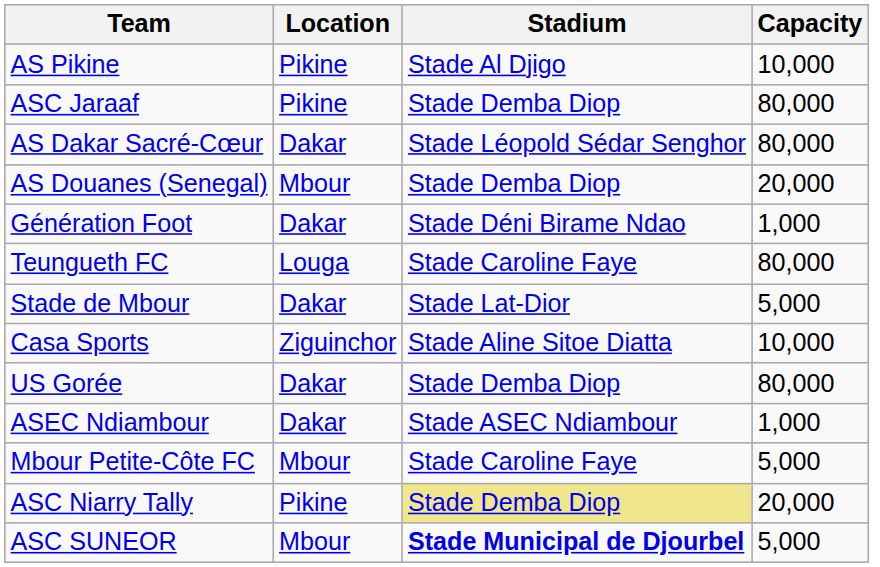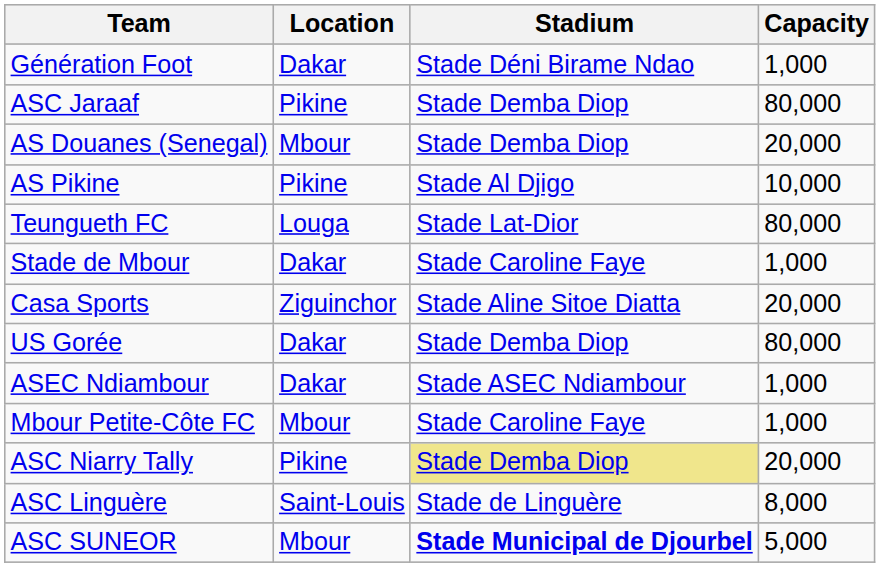rows swapped: (101, 223) <-> (65, 64)
- row: (137, 143)
(522, 263) Stade Caroline Faye -> (497, 223) Stade Lat-Dior
(489, 303) Stade Lat-Dior -> (531, 263) Stade Caroline Faye
(789, 303) 5,000 -> (796, 263) 1,000
(796, 343) 10,000 -> (803, 303) 20,000
(789, 462) 5,000 -> (796, 422) 1,000
+ row: (89, 502)
